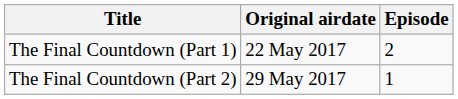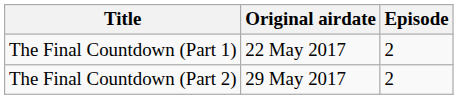(389, 79) 1 -> (389, 79) 2
